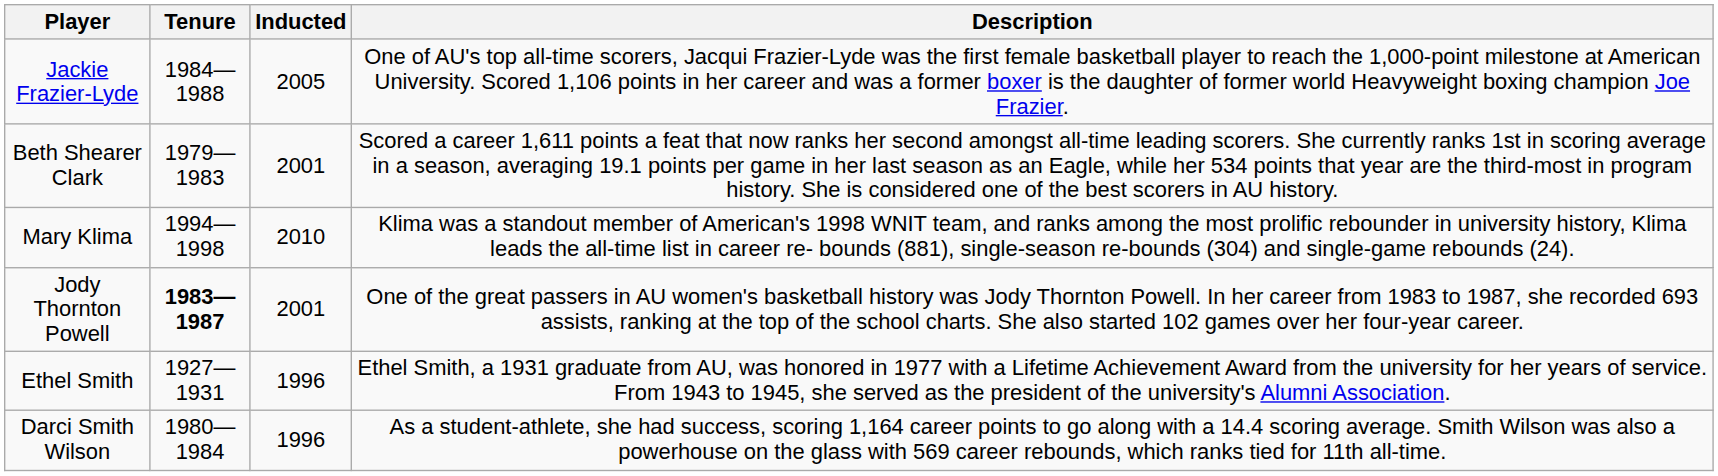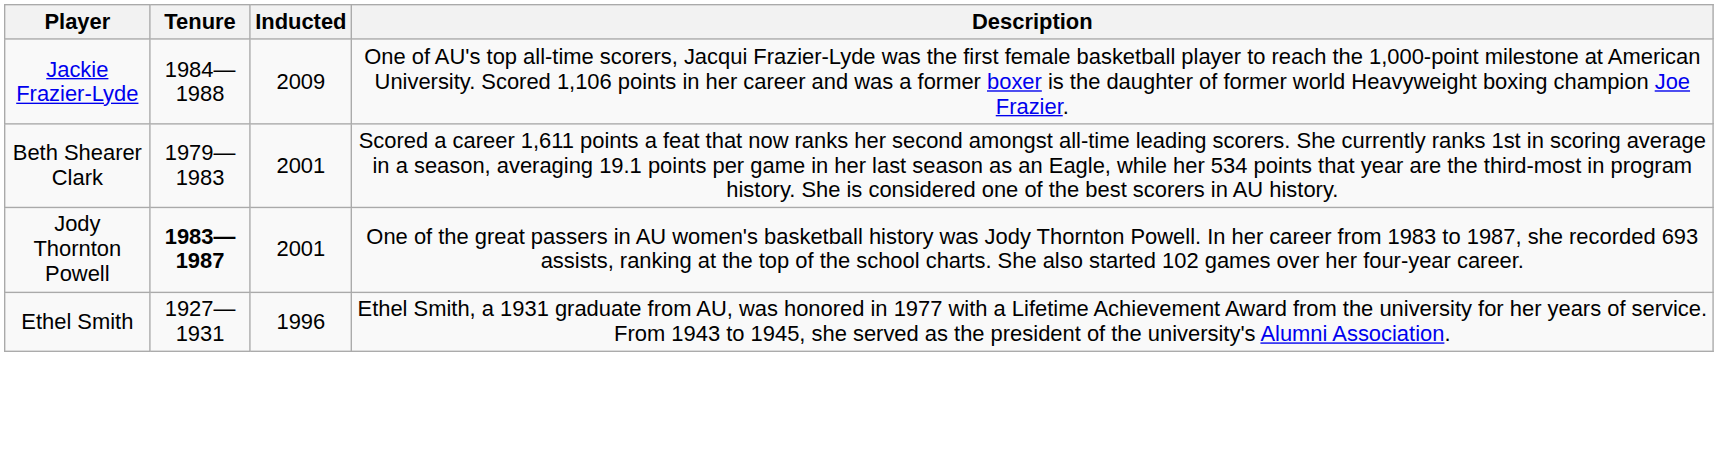(301, 81) 2005 -> (301, 81) 2009
- row: (77, 237)
- row: (77, 440)
